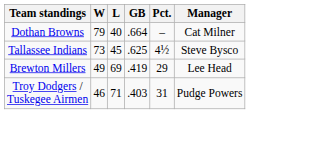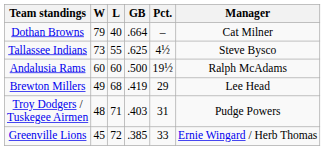(116, 50) 45 -> (116, 50) 55
+ row: (48, 68)
(116, 68) 69 -> (116, 86) 68
(99, 93) 46 -> (99, 111) 48
+ row: (48, 136)
